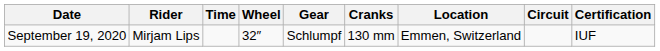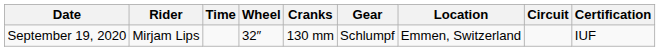columns swapped: (314, 14) <-> (371, 14)
